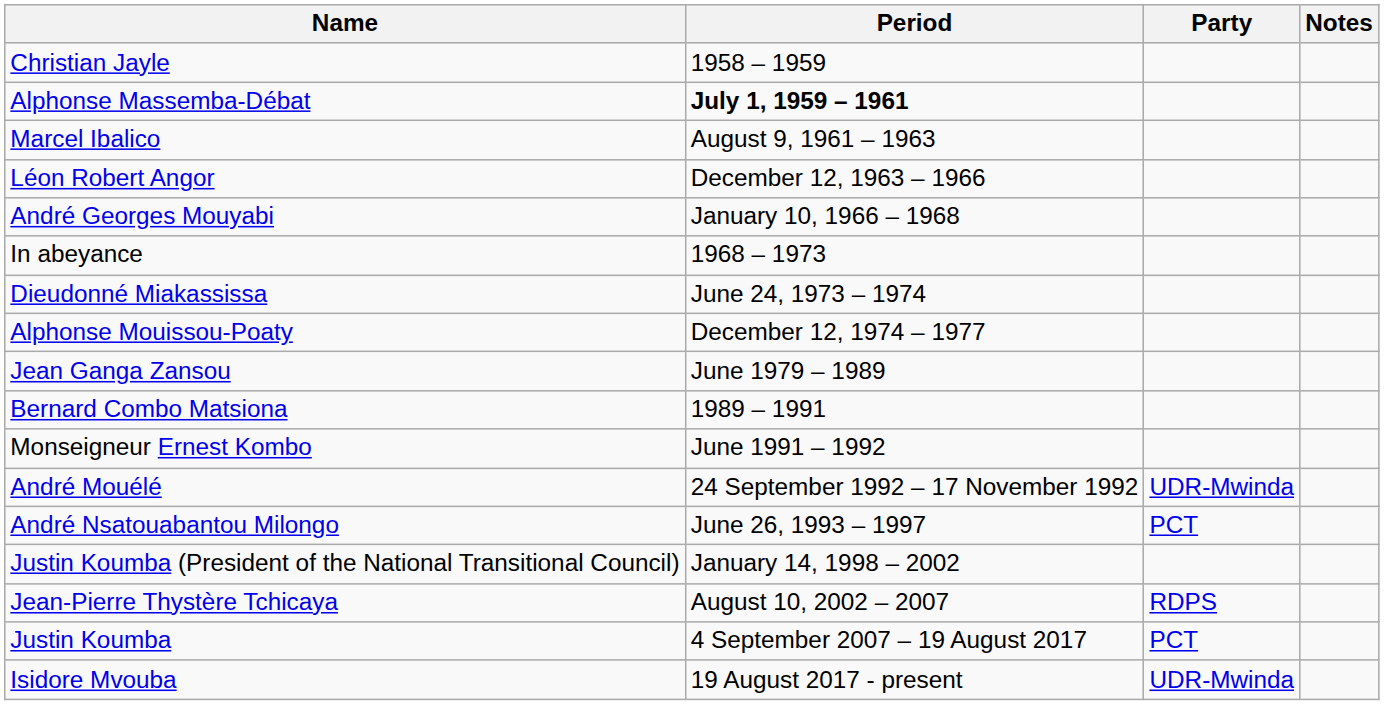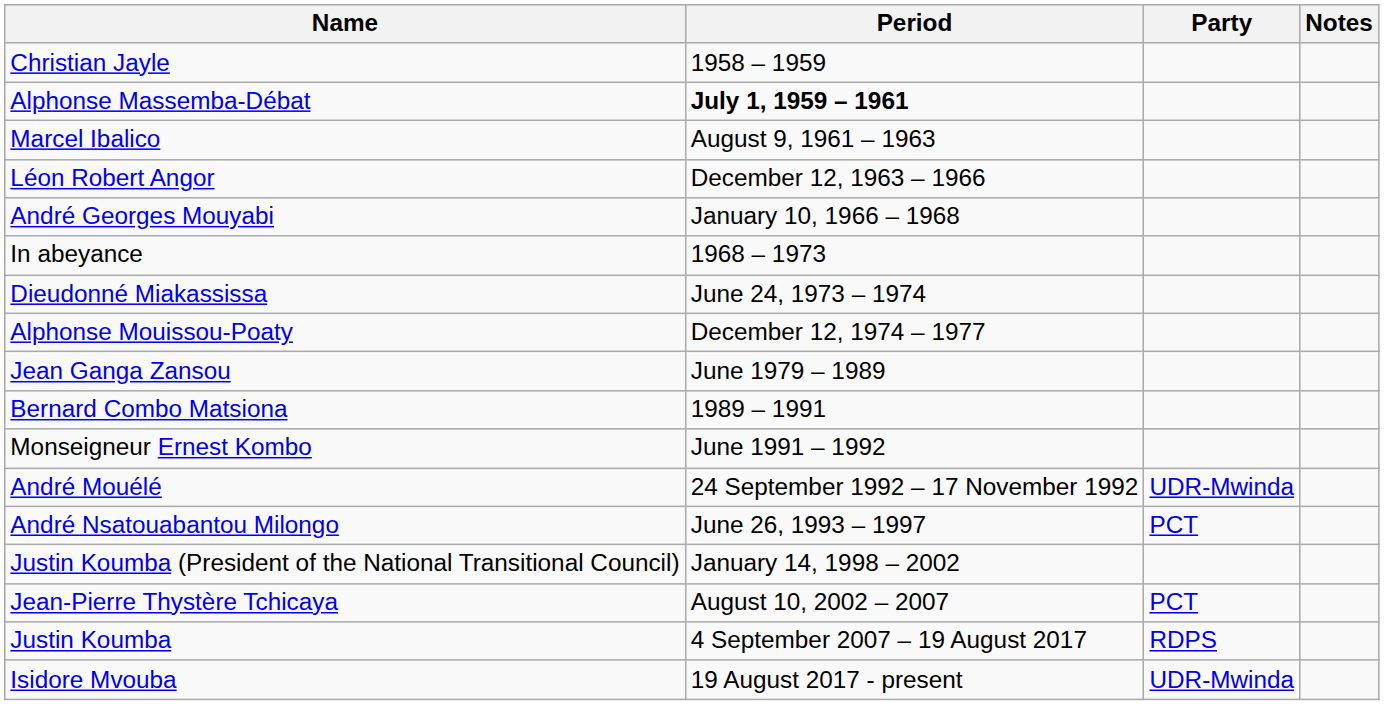(1183, 602) RDPS -> (1174, 602) PCT
(1174, 640) PCT -> (1183, 640) RDPS
